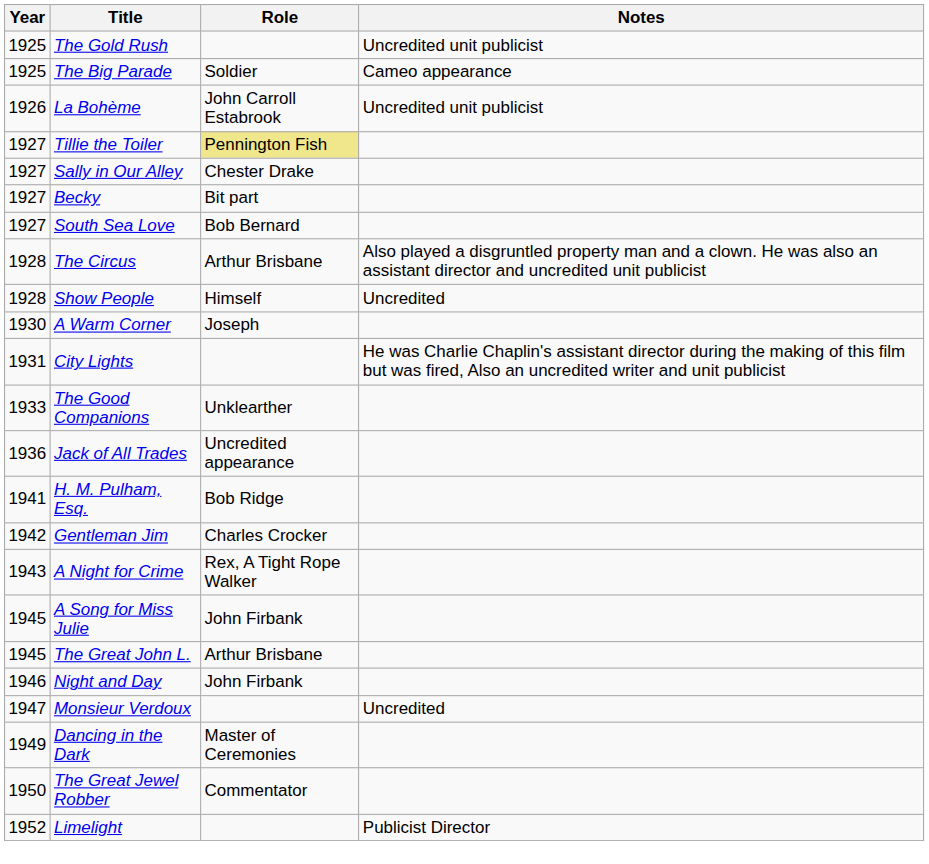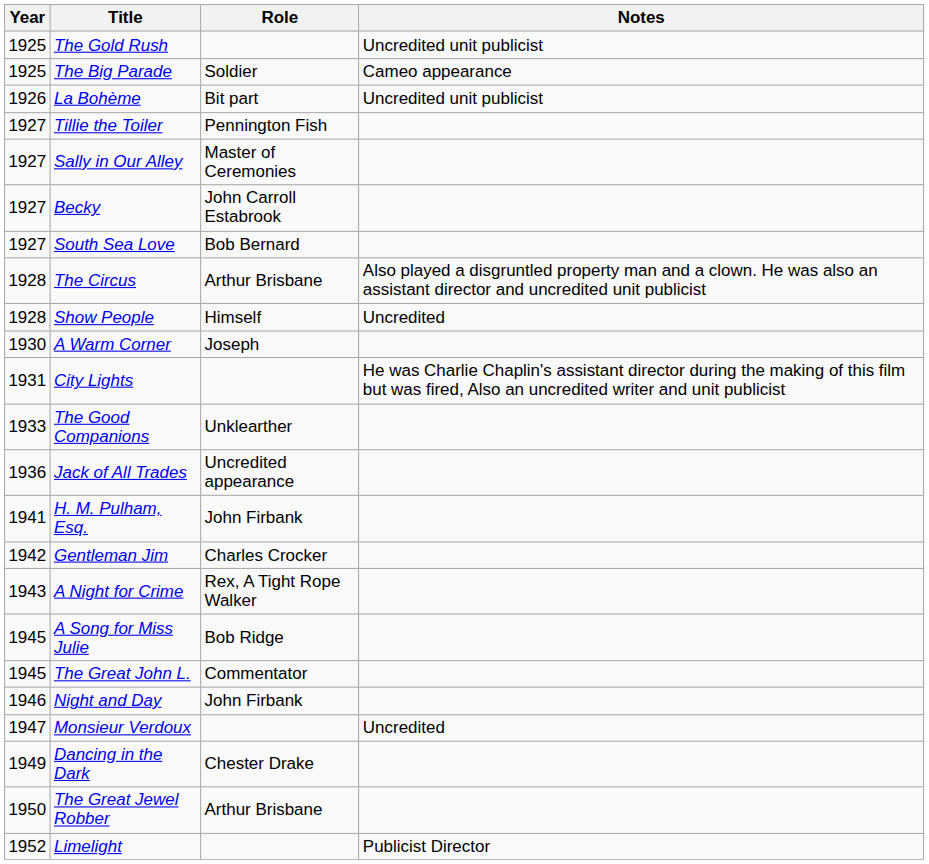(250, 108) John Carroll Estabrook -> (231, 98) Bit part
(266, 144) khaki background -> (266, 125) no background
(259, 171) Chester Drake -> (250, 161) Master of Ceremonies
(231, 198) Bit part -> (250, 207) John Carroll Estabrook
(244, 499) Bob Ridge -> (254, 518) John Firbank
(254, 618) John Firbank -> (244, 637) Bob Ridge
(263, 654) Arthur Brisbane -> (256, 673) Commentator
(250, 744) Master of Ceremonies -> (259, 764) Chester Drake
(256, 790) Commentator -> (263, 810) Arthur Brisbane
